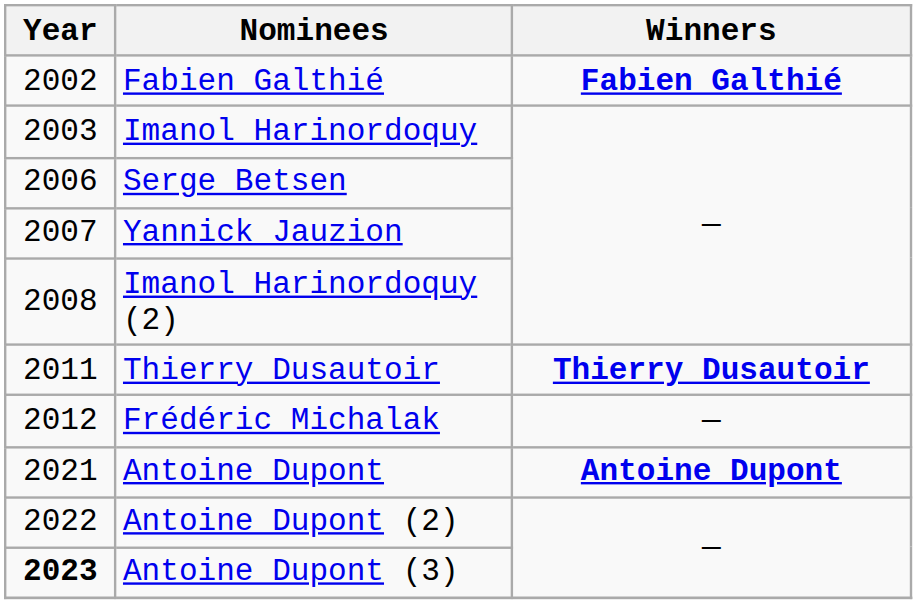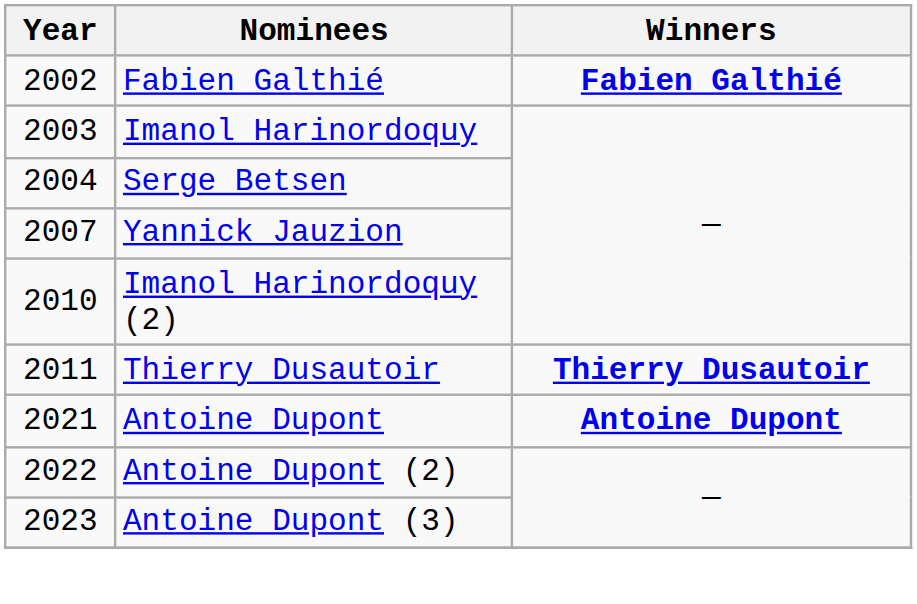(60, 182) 2006 -> (60, 182) 2004
(60, 302) 2008 -> (60, 302) 2010
- row: (281, 421)
(60, 573) bold -> (60, 522) normal
